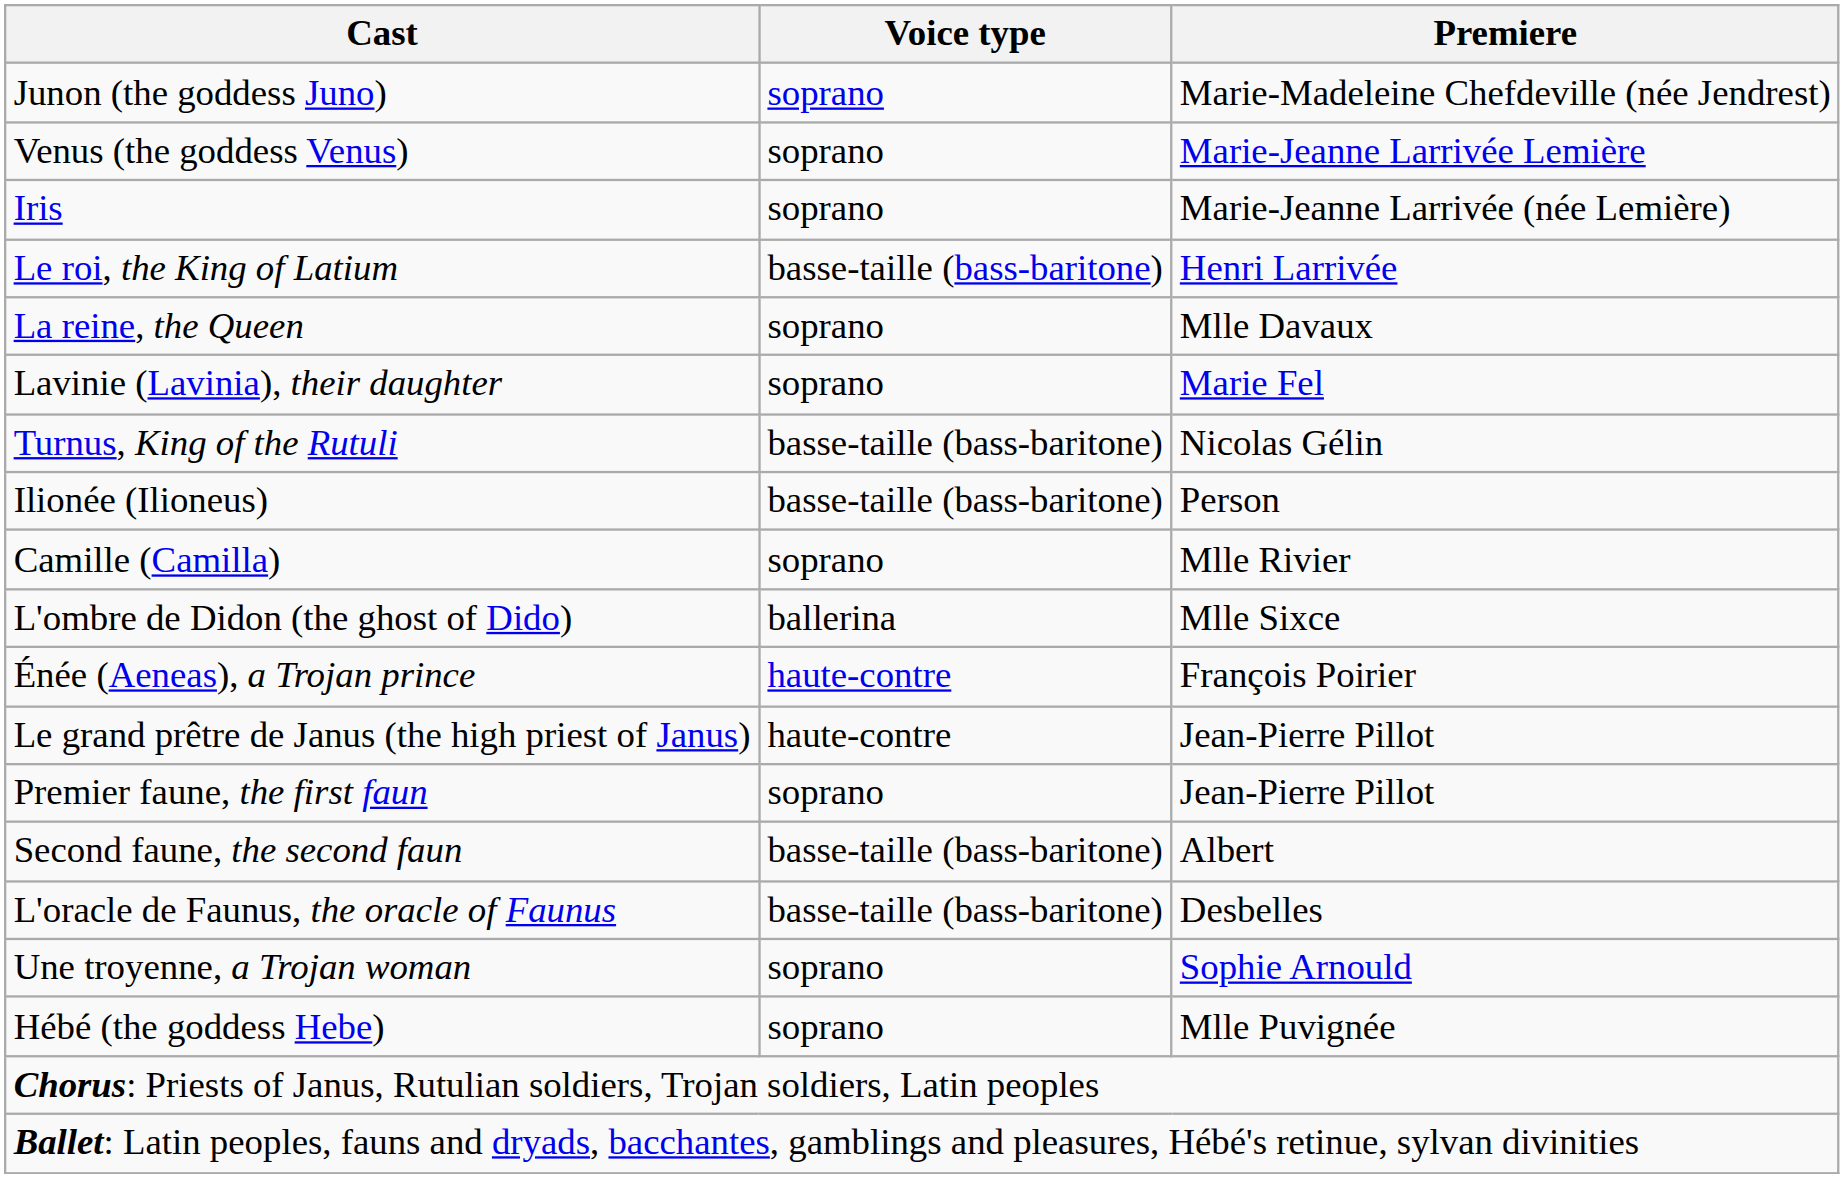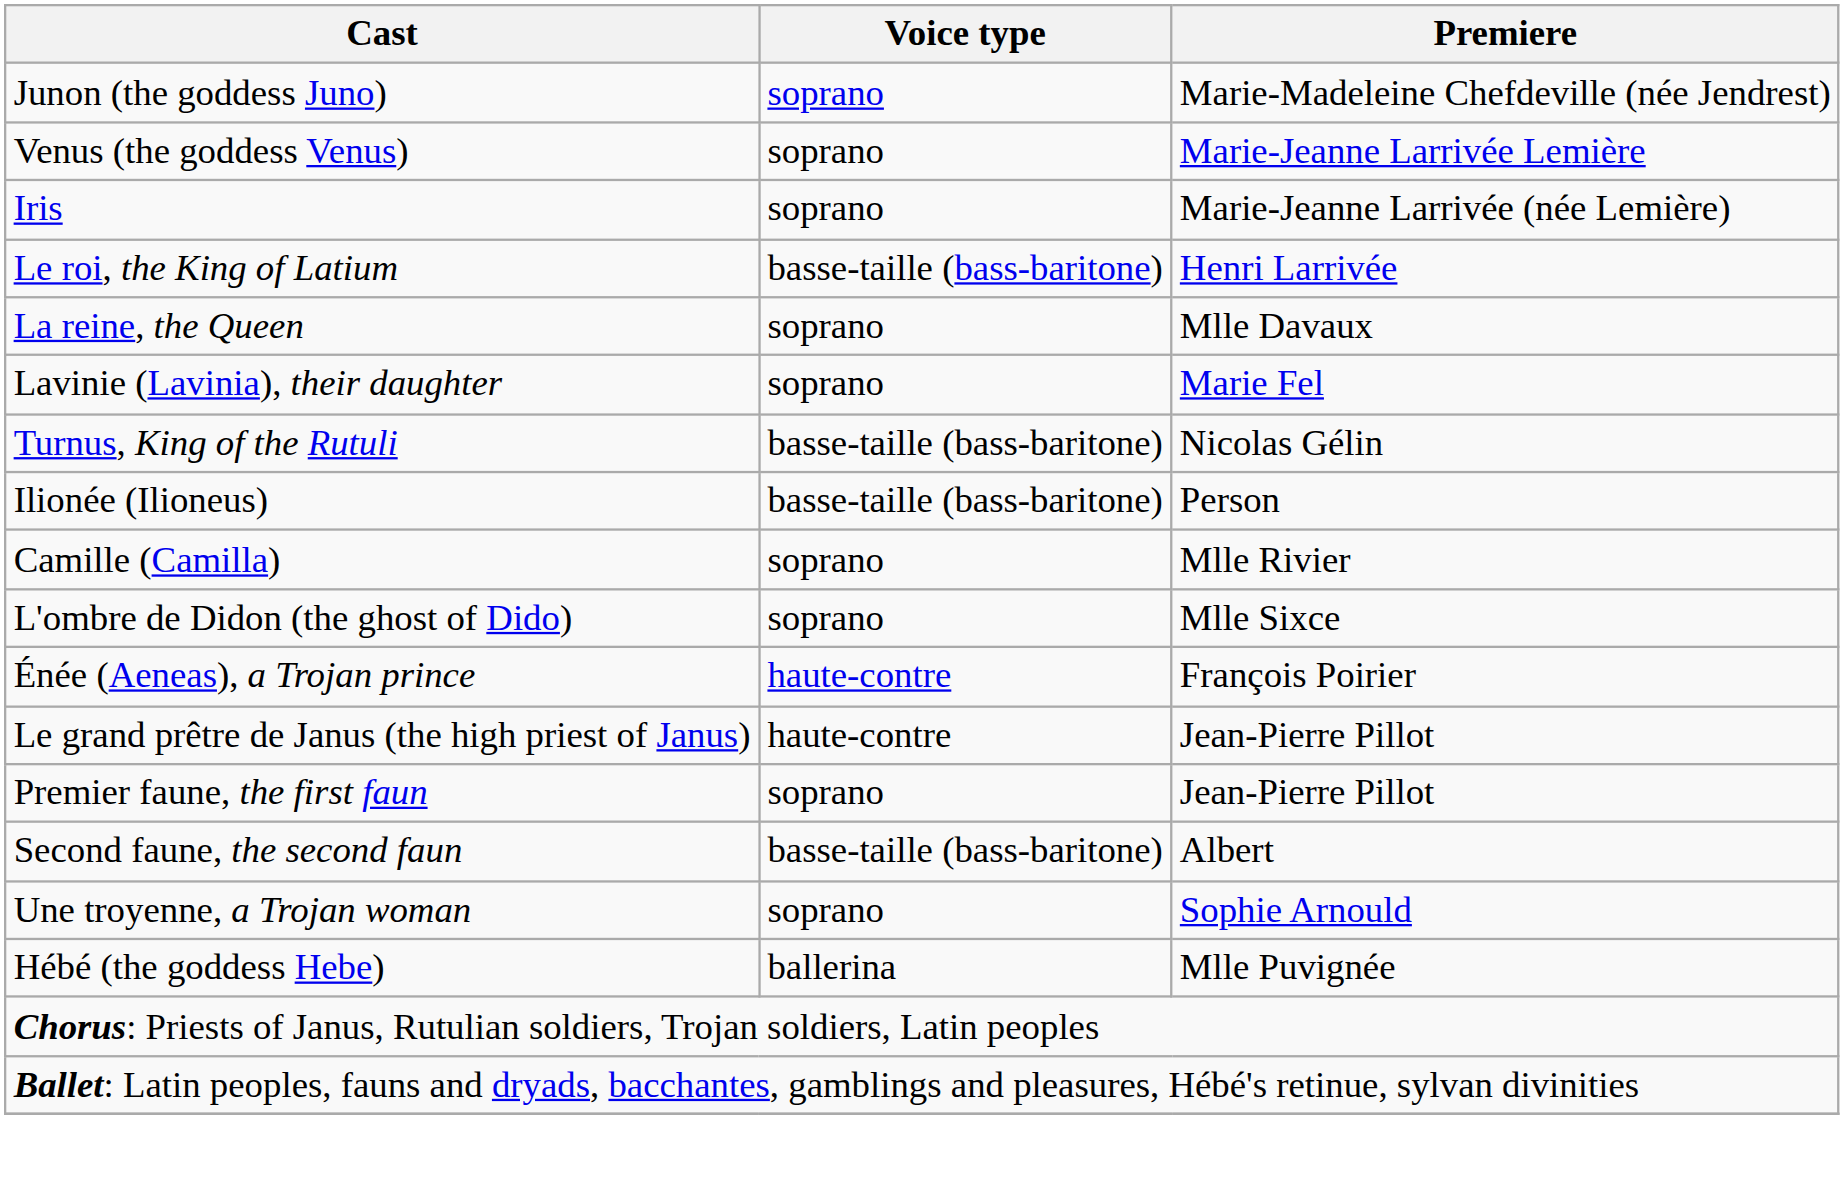(832, 617) ballerina -> (826, 617) soprano
- row: (315, 909)
(826, 1025) soprano -> (832, 967) ballerina
